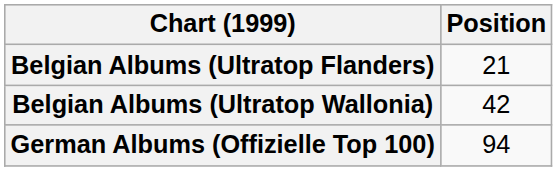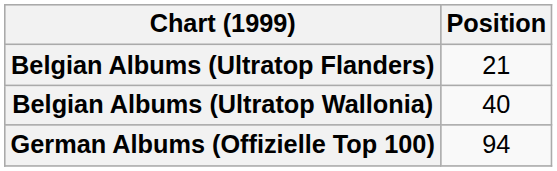(496, 104) 42 -> (496, 104) 40
